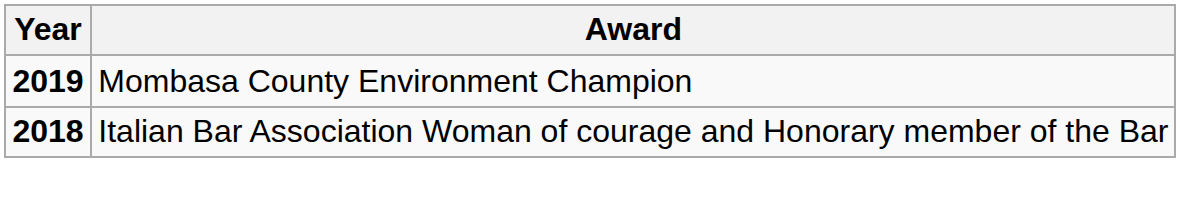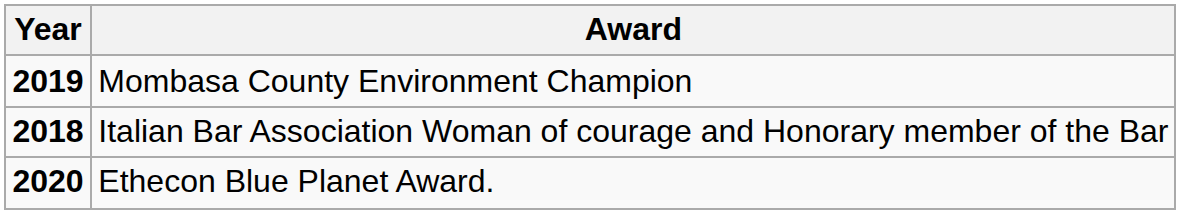+ row: (296, 182)
